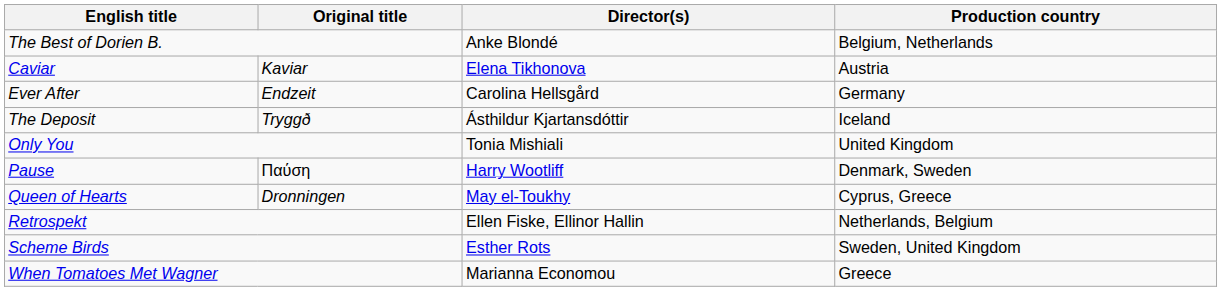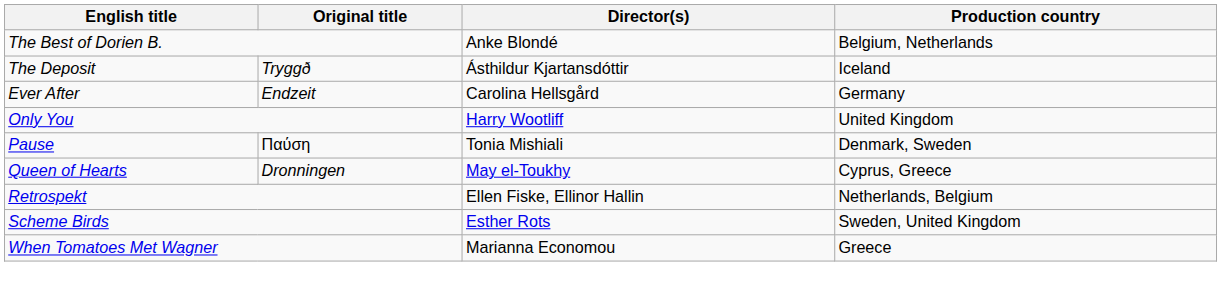- row: (32, 68)
rows swapped: (52, 119) <-> (44, 94)
(515, 145) Tonia Mishiali -> (515, 119) Harry Wootliff
(515, 171) Harry Wootliff -> (515, 145) Tonia Mishiali
